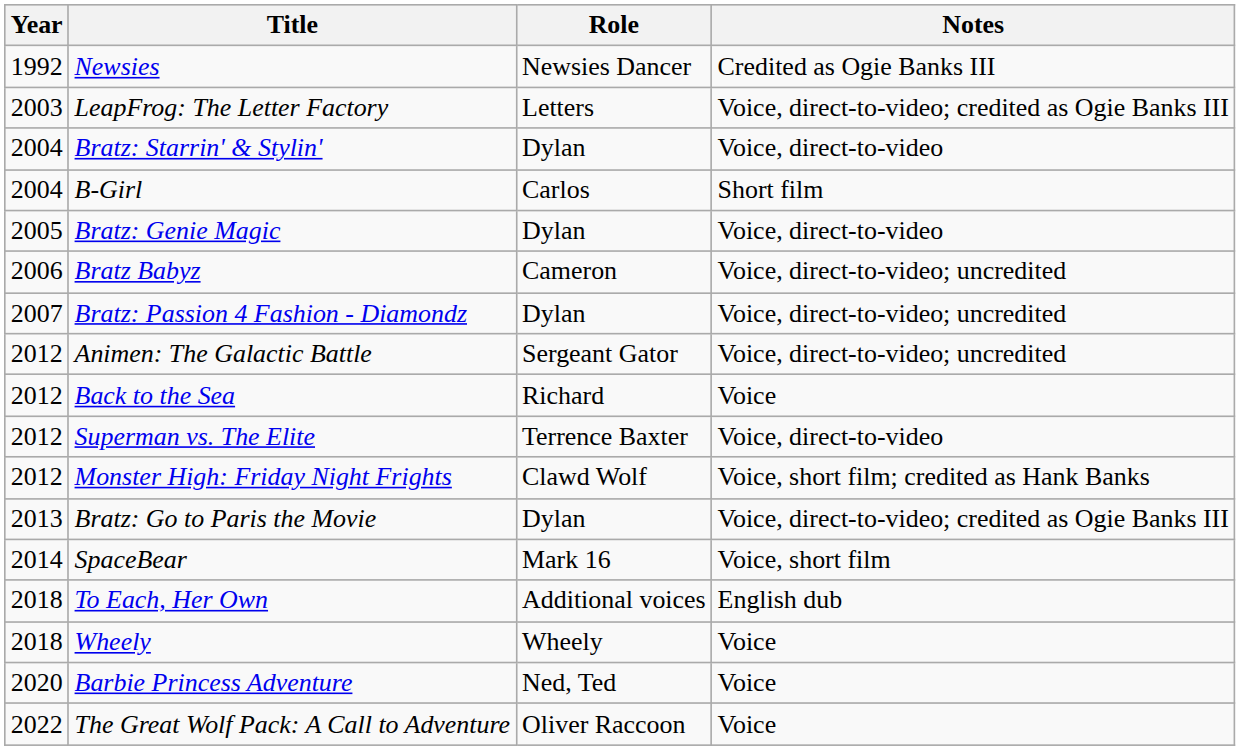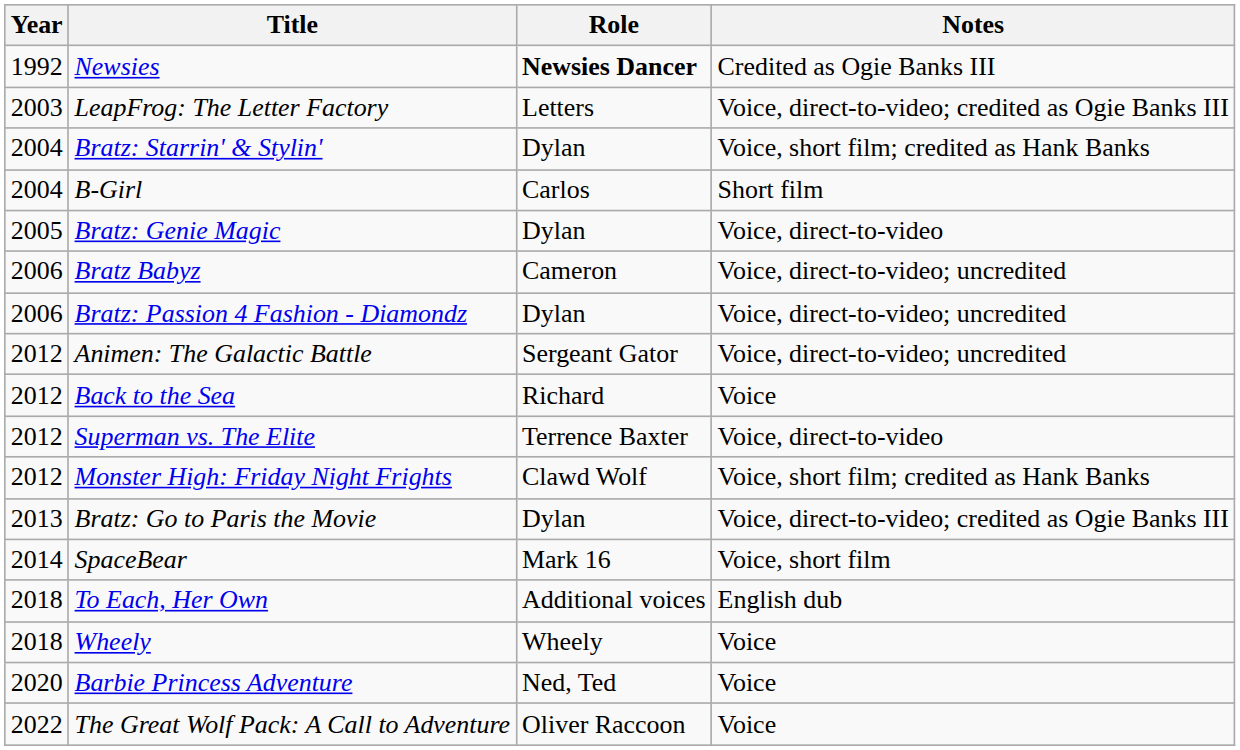(607, 66) normal -> (610, 66) bold
(830, 148) Voice, direct-to-video -> (934, 148) Voice, short film; credited as Hank Banks
(37, 312) 2007 -> (37, 312) 2006
